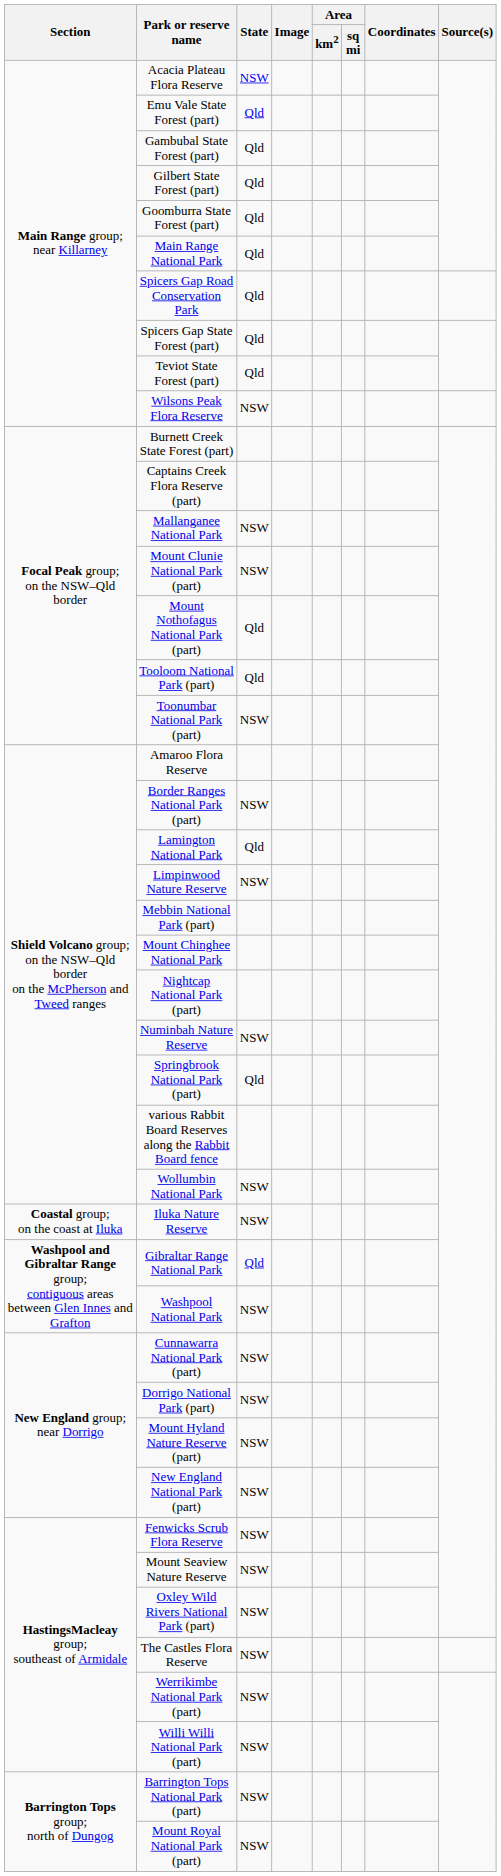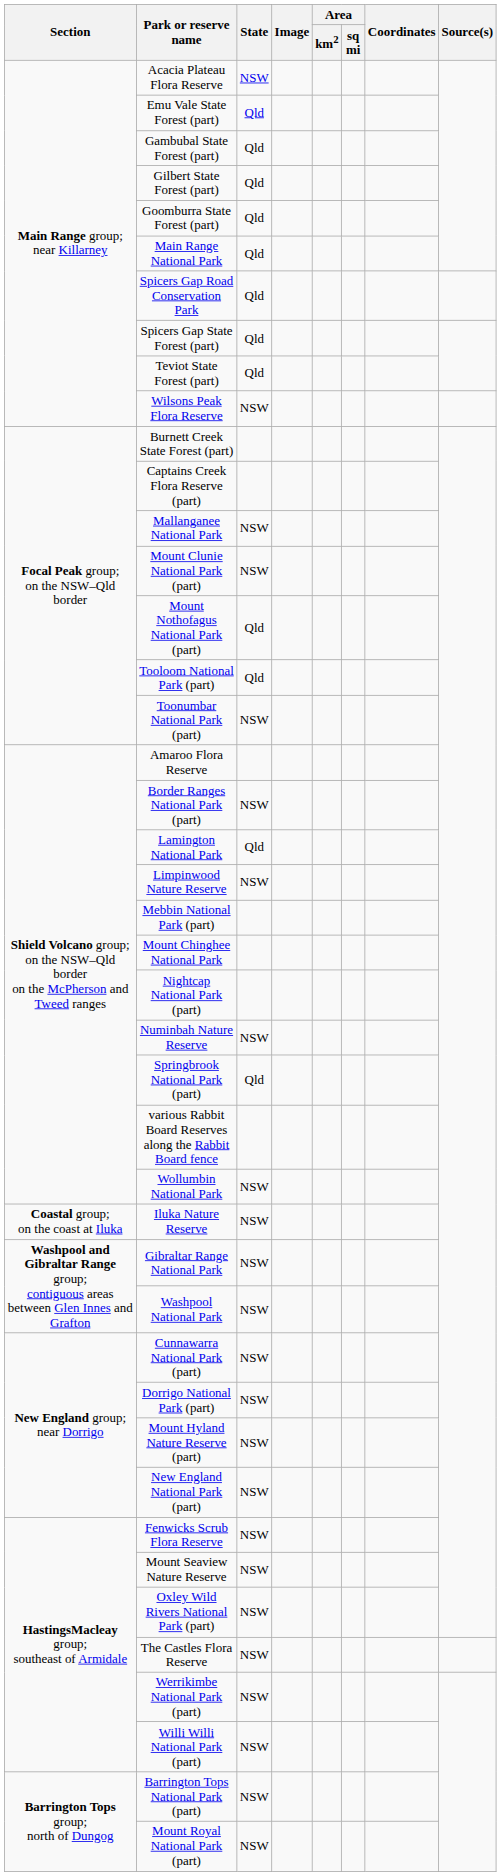(254, 1262) Qld -> (254, 1262) NSW
